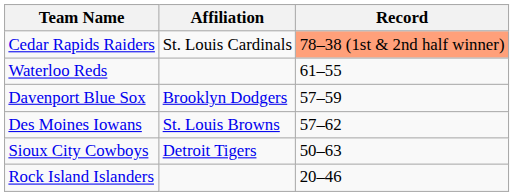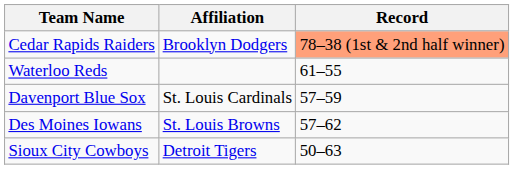(227, 44) St. Louis Cardinals -> (225, 44) Brooklyn Dodgers
(225, 97) Brooklyn Dodgers -> (227, 97) St. Louis Cardinals
- row: (81, 177)
